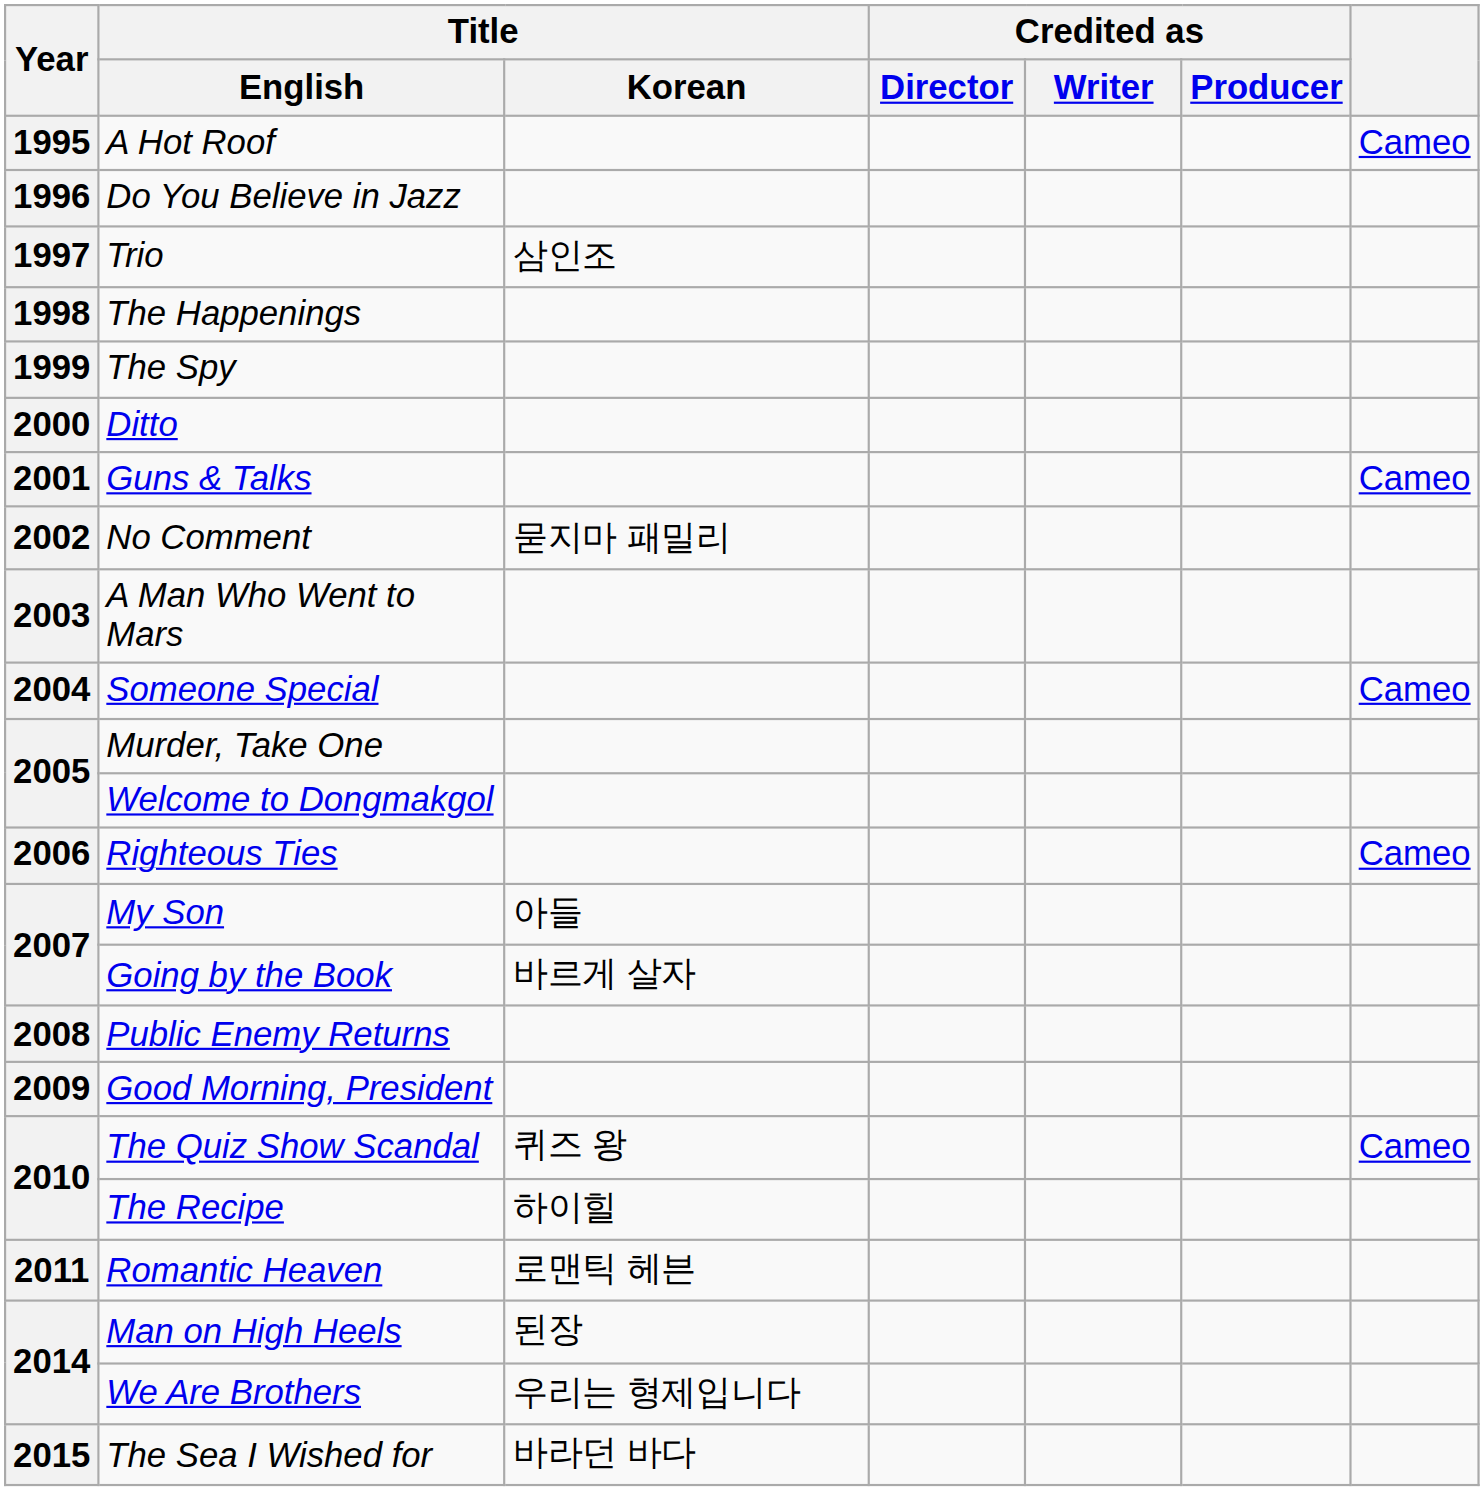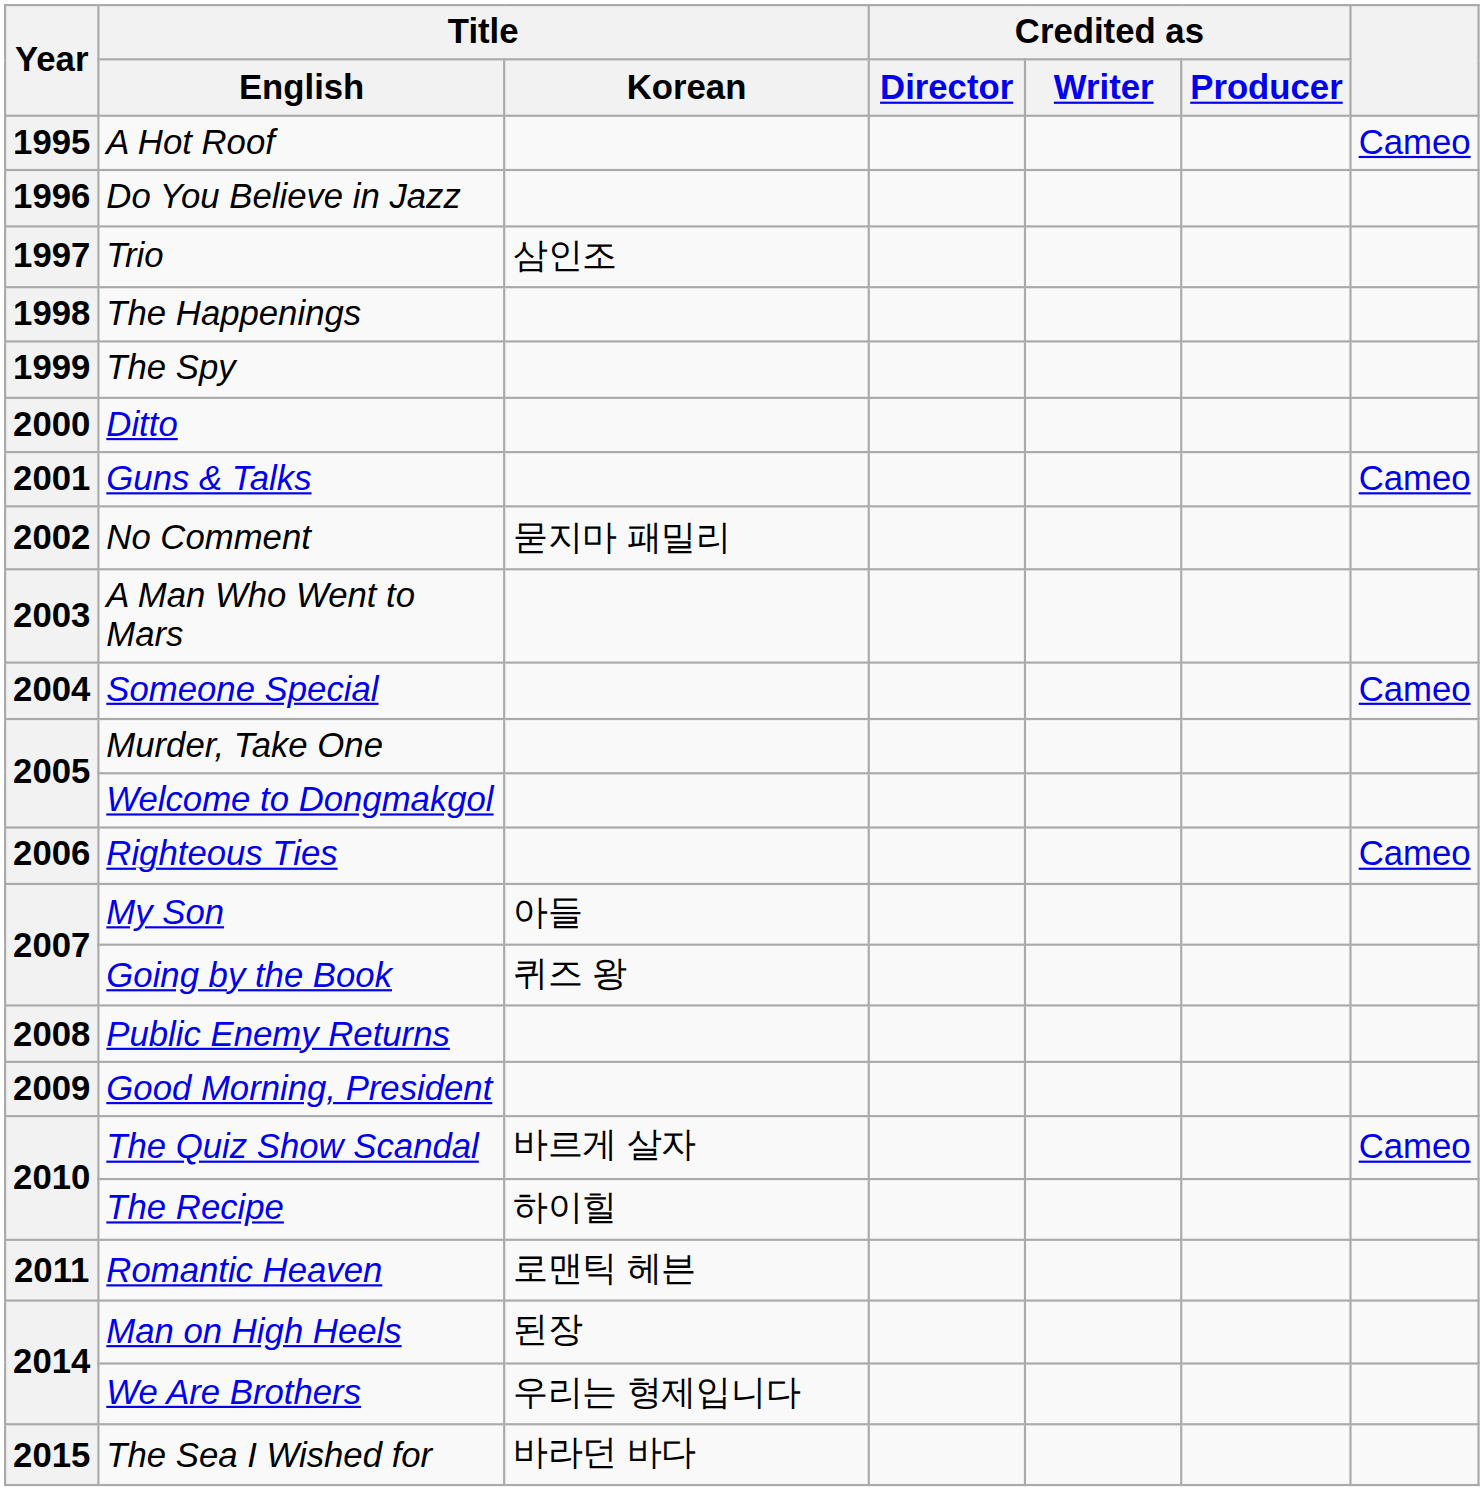(605, 973) 바르게 살자 -> (570, 973) 퀴즈 왕
(570, 1145) 퀴즈 왕 -> (605, 1145) 바르게 살자
